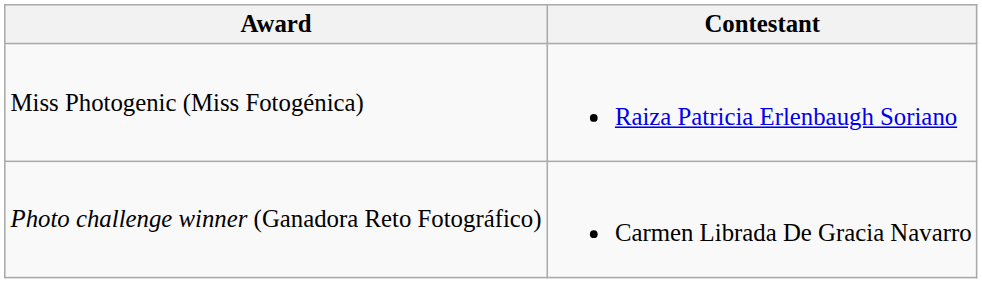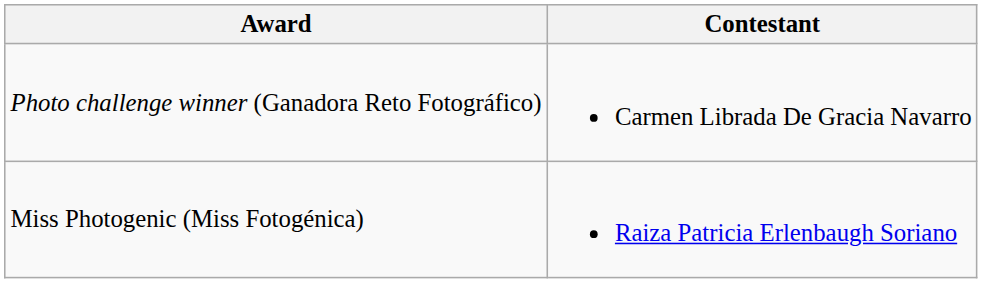rows swapped: (187, 102) <-> (276, 219)
